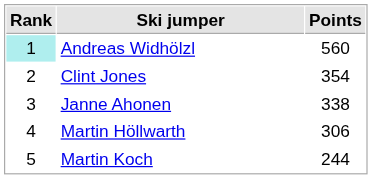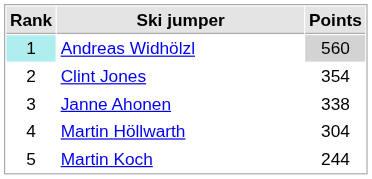(335, 48) no background -> (335, 48) lightgrey background
(335, 131) 306 -> (335, 131) 304
